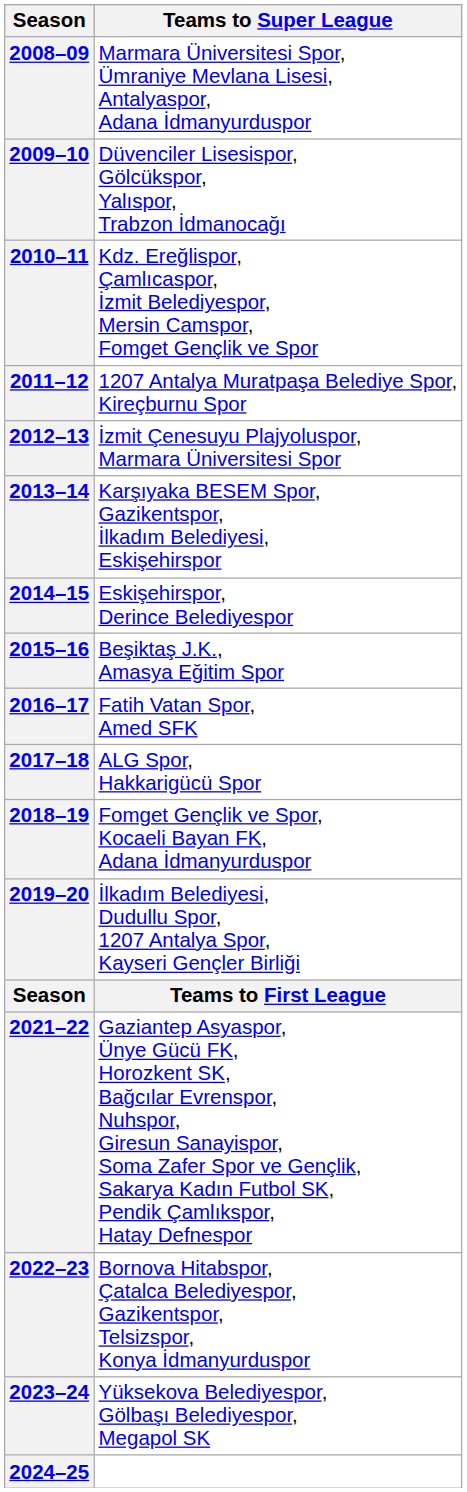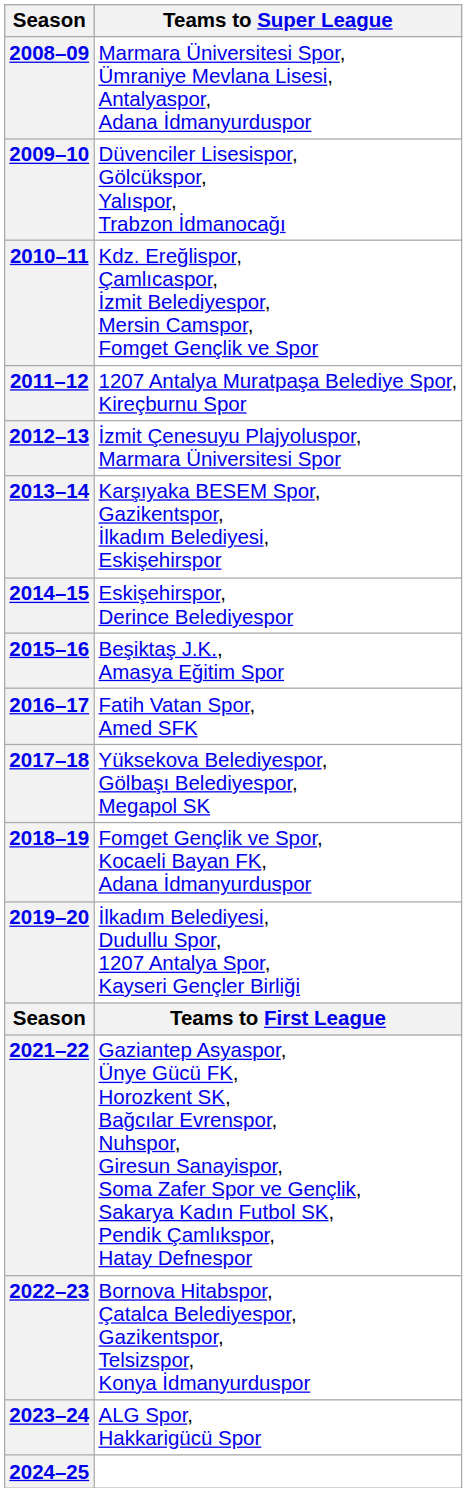(180, 771) ALG Spor, Hakkarigücü Spor -> (213, 783) Yüksekova Belediyespor, Gölbaşı Belediyespor, Megapol SK
(213, 1415) Yüksekova Belediyespor, Gölbaşı Belediyespor, Megapol SK -> (180, 1427) ALG Spor, Hakkarigücü Spor
